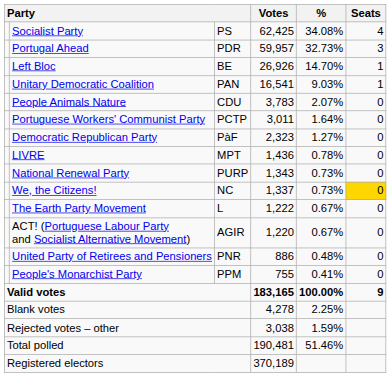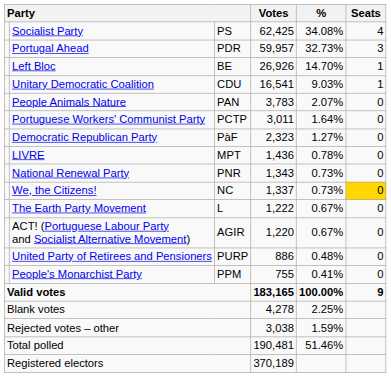(228, 84) PAN -> (229, 84) CDU
(229, 102) CDU -> (228, 102) PAN
(233, 173) PURP -> (229, 173) PNR
(229, 256) PNR -> (233, 256) PURP
